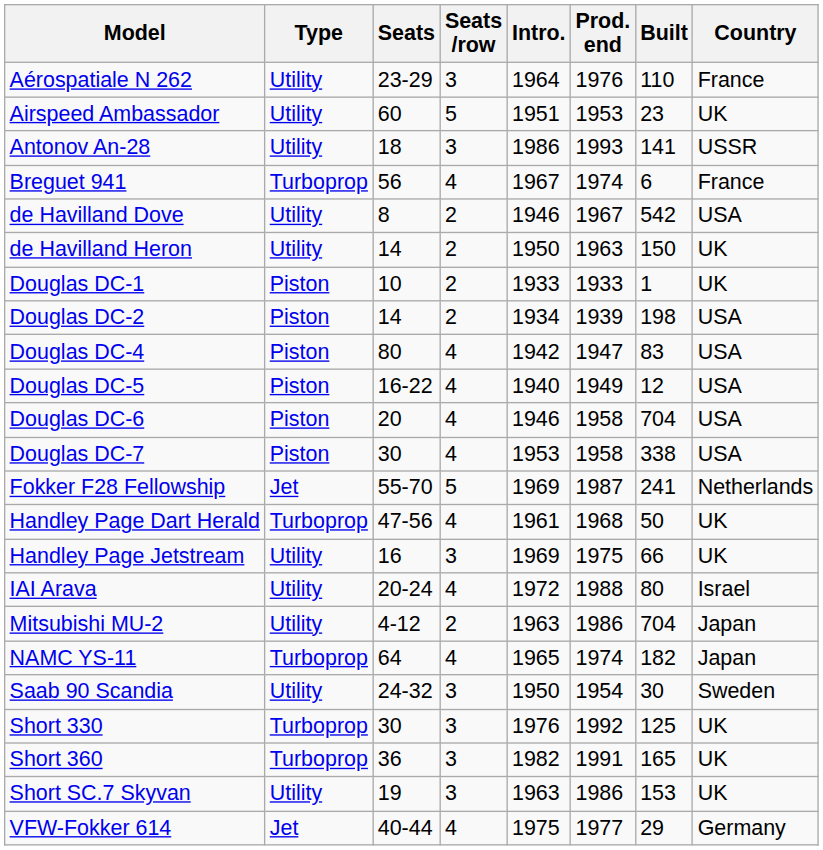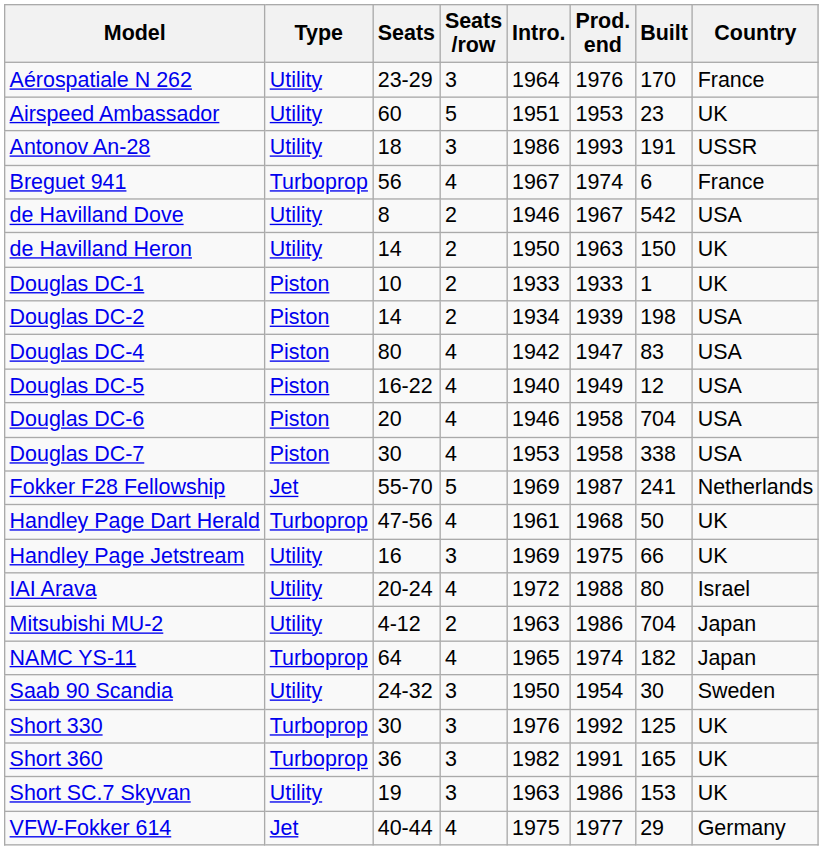(657, 79) 110 -> (658, 79) 170
(658, 147) 141 -> (658, 147) 191
